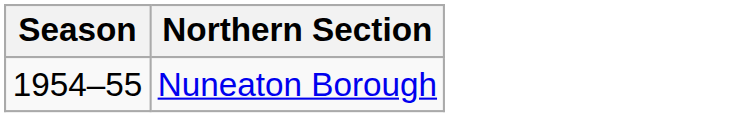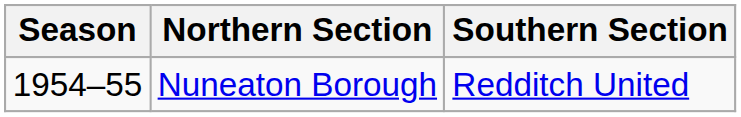+ column: (590, 30)
